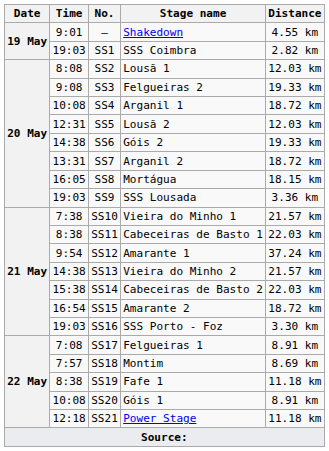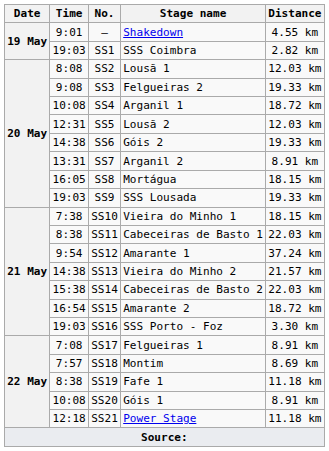(295, 161) 18.72 km -> (295, 161) 8.91 km
(295, 198) 3.36 km -> (295, 198) 19.33 km
(295, 216) 21.57 km -> (295, 216) 18.15 km
